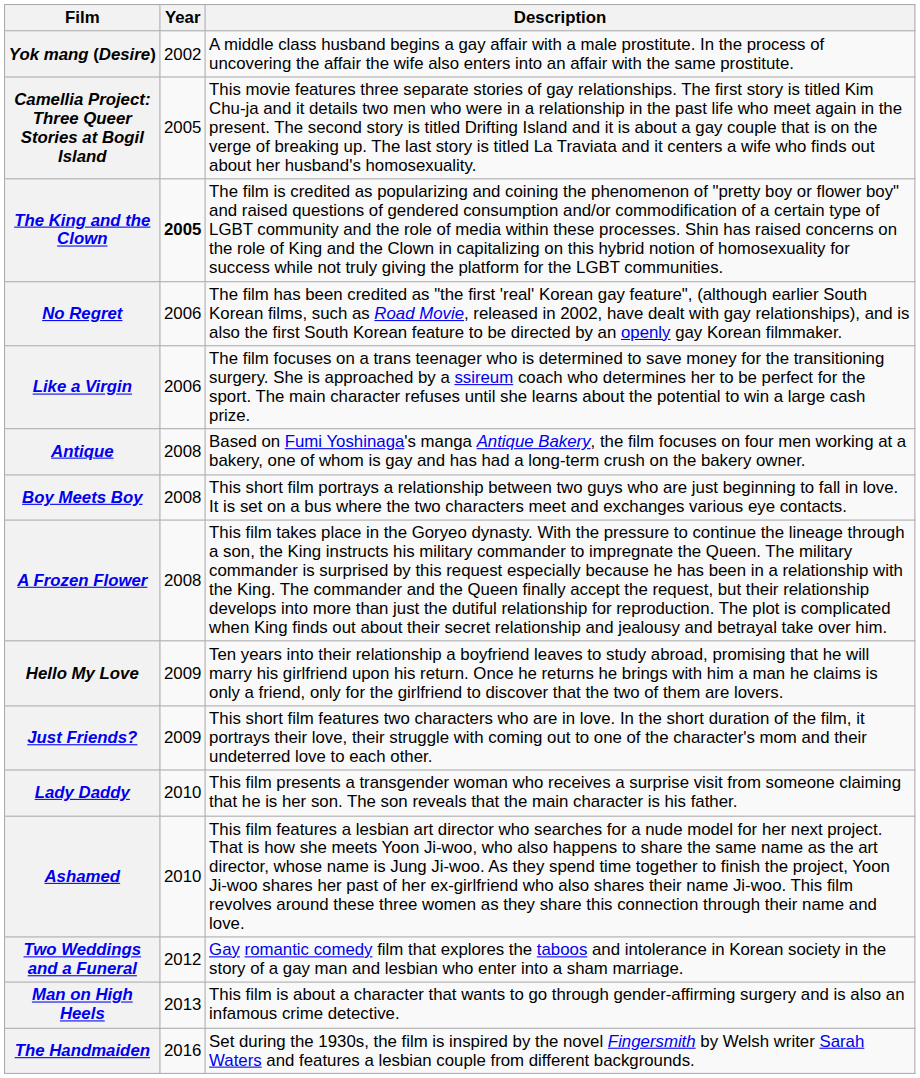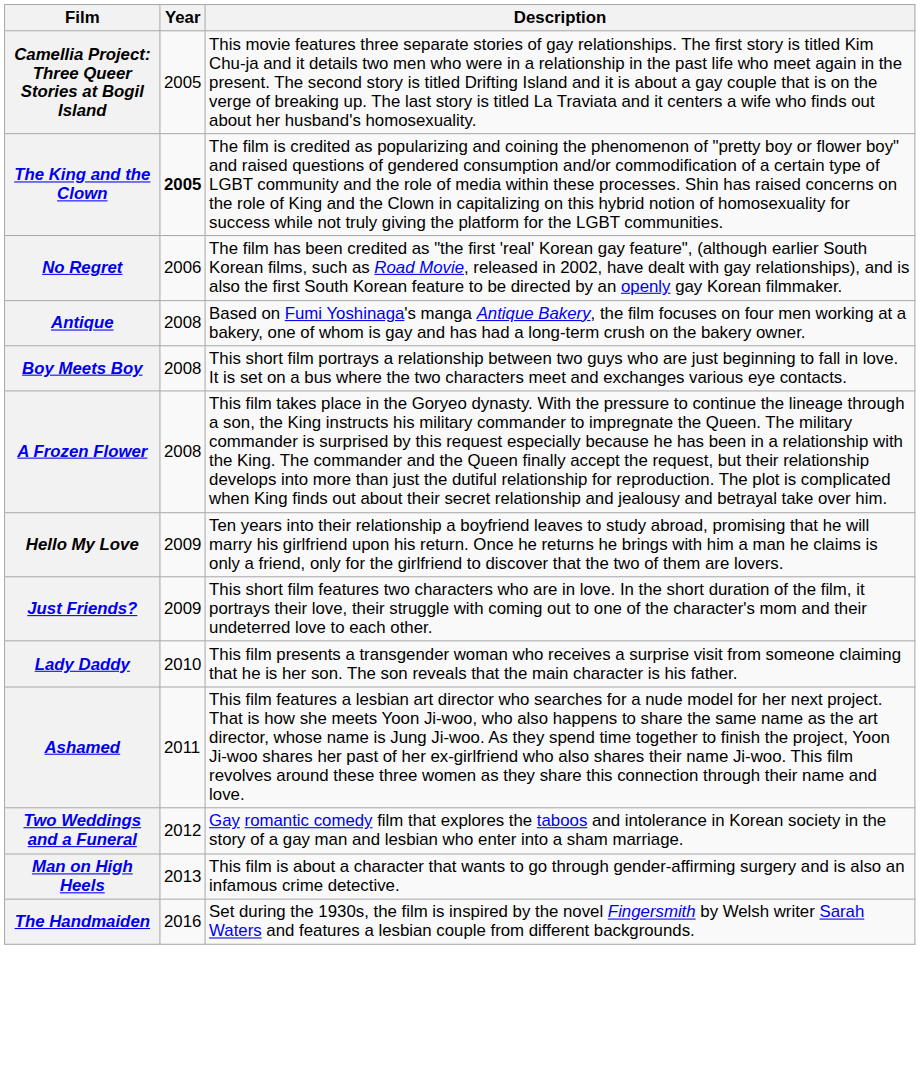- row: (82, 53)
- row: (82, 387)
(183, 876) 2010 -> (182, 747) 2011
